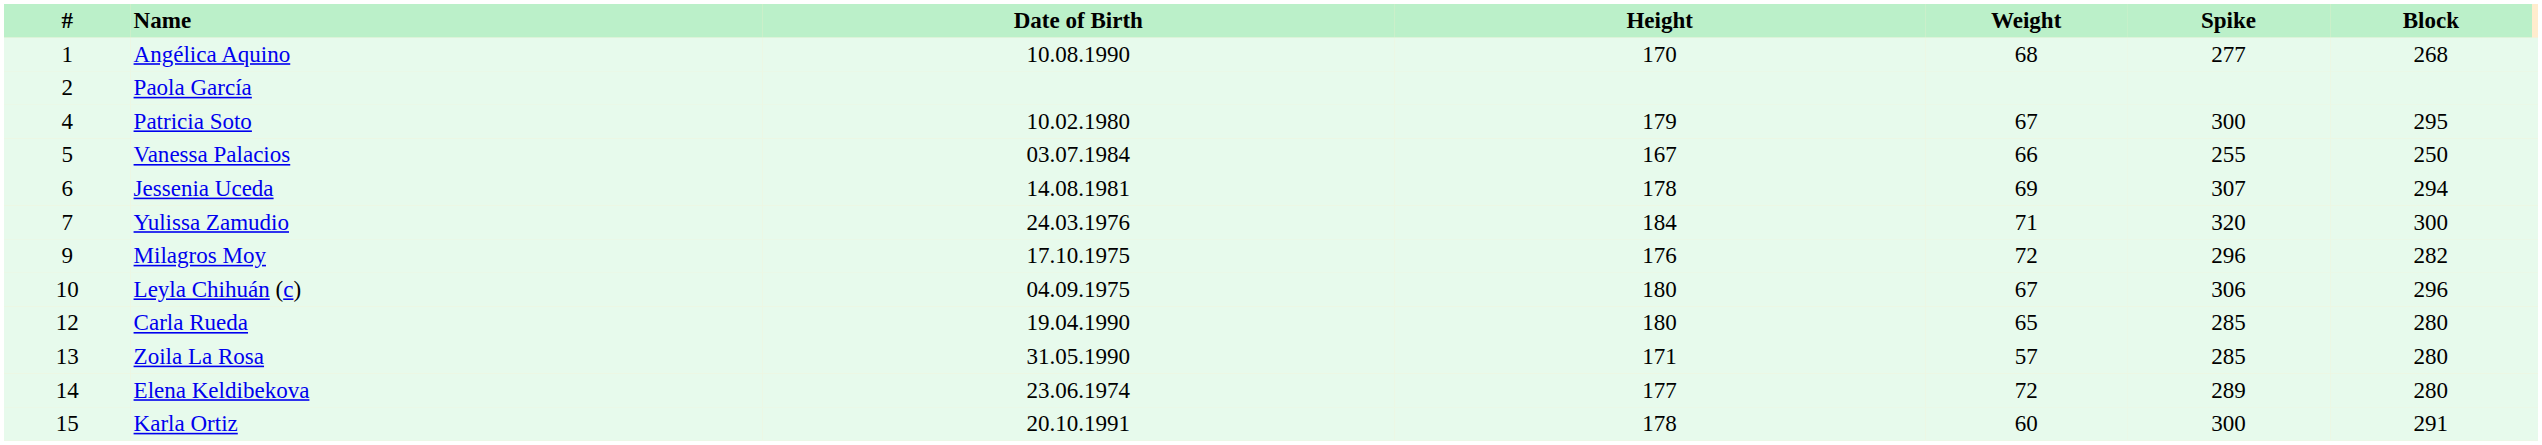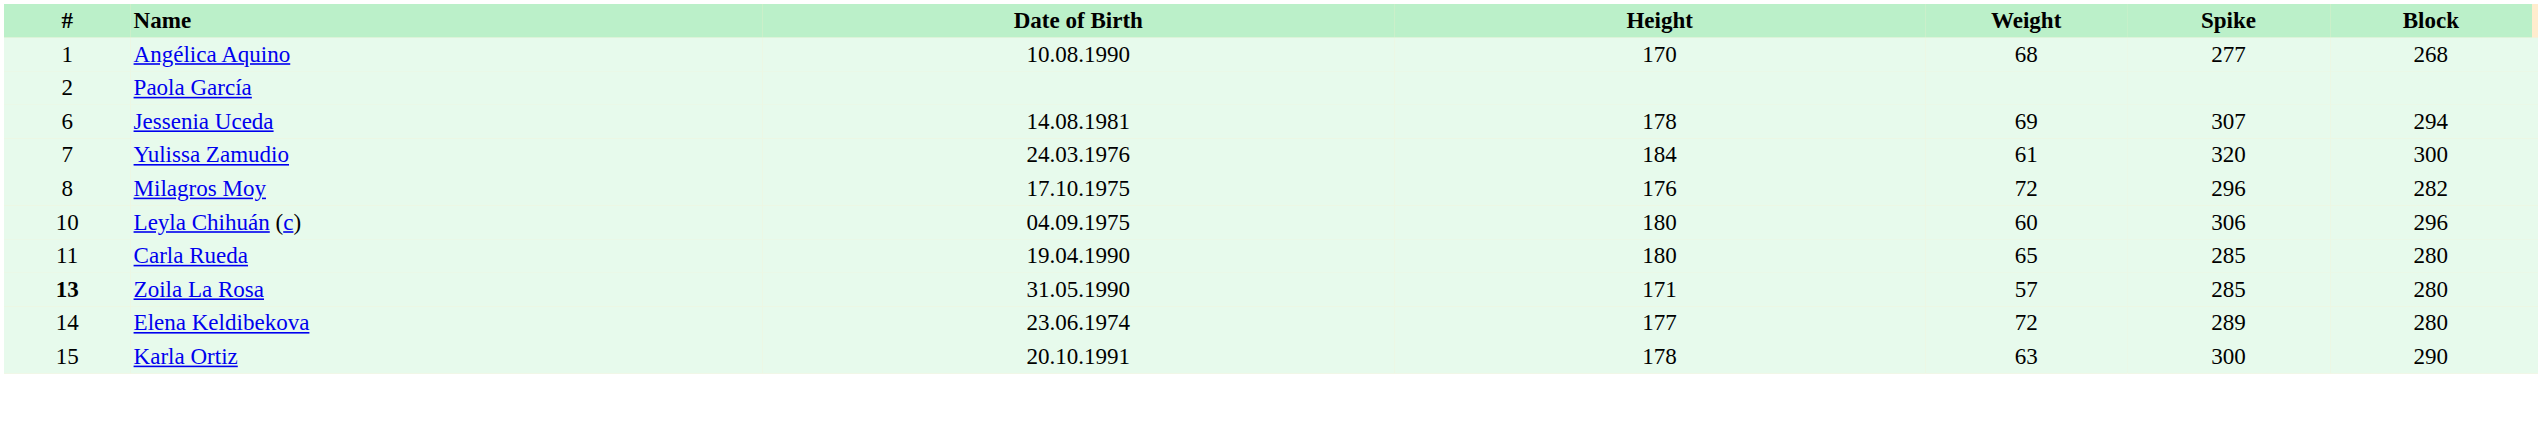- row: (193, 121)
- row: (212, 154)
(2026, 222) 71 -> (2026, 154) 61
(67, 255) 9 -> (67, 188) 8
(2026, 289) 67 -> (2026, 222) 60
(67, 322) 12 -> (67, 255) 11
(67, 356) normal -> (67, 289) bold
(2026, 423) 60 -> (2026, 356) 63
(2431, 423) 291 -> (2431, 356) 290
